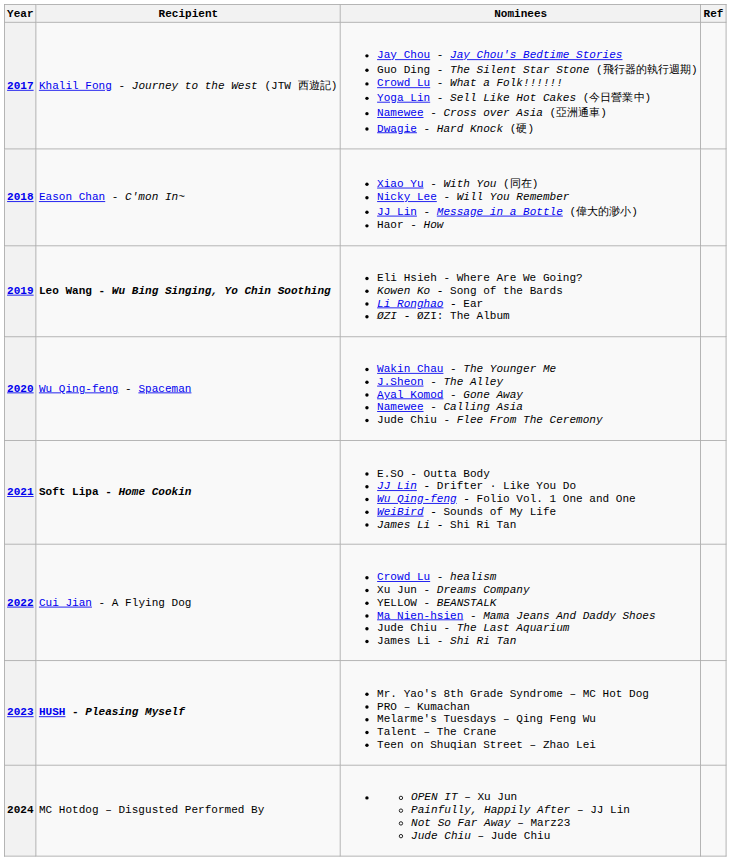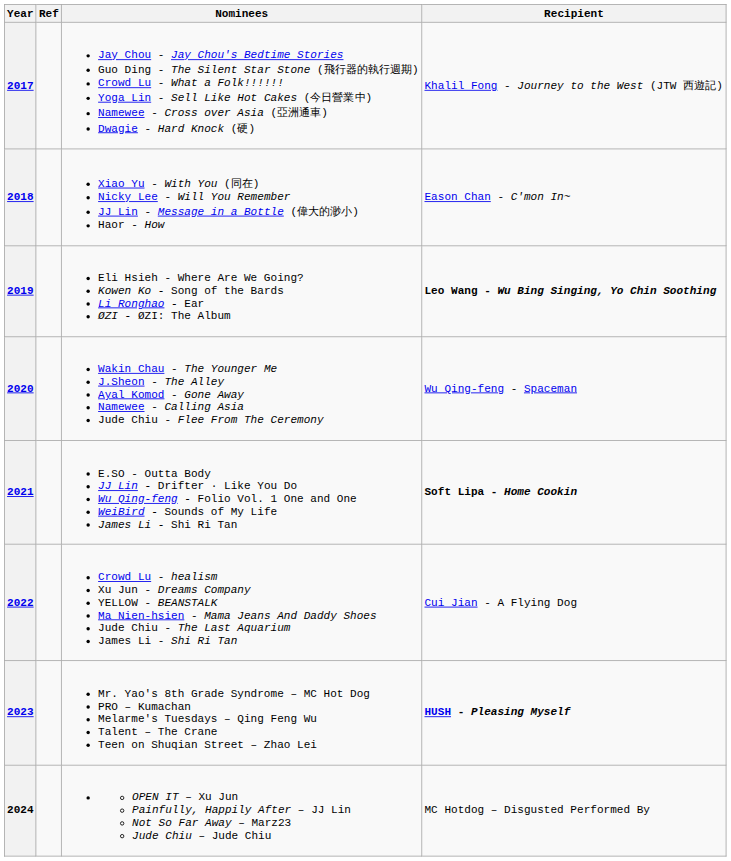columns swapped: (188, 13) <-> (713, 13)
